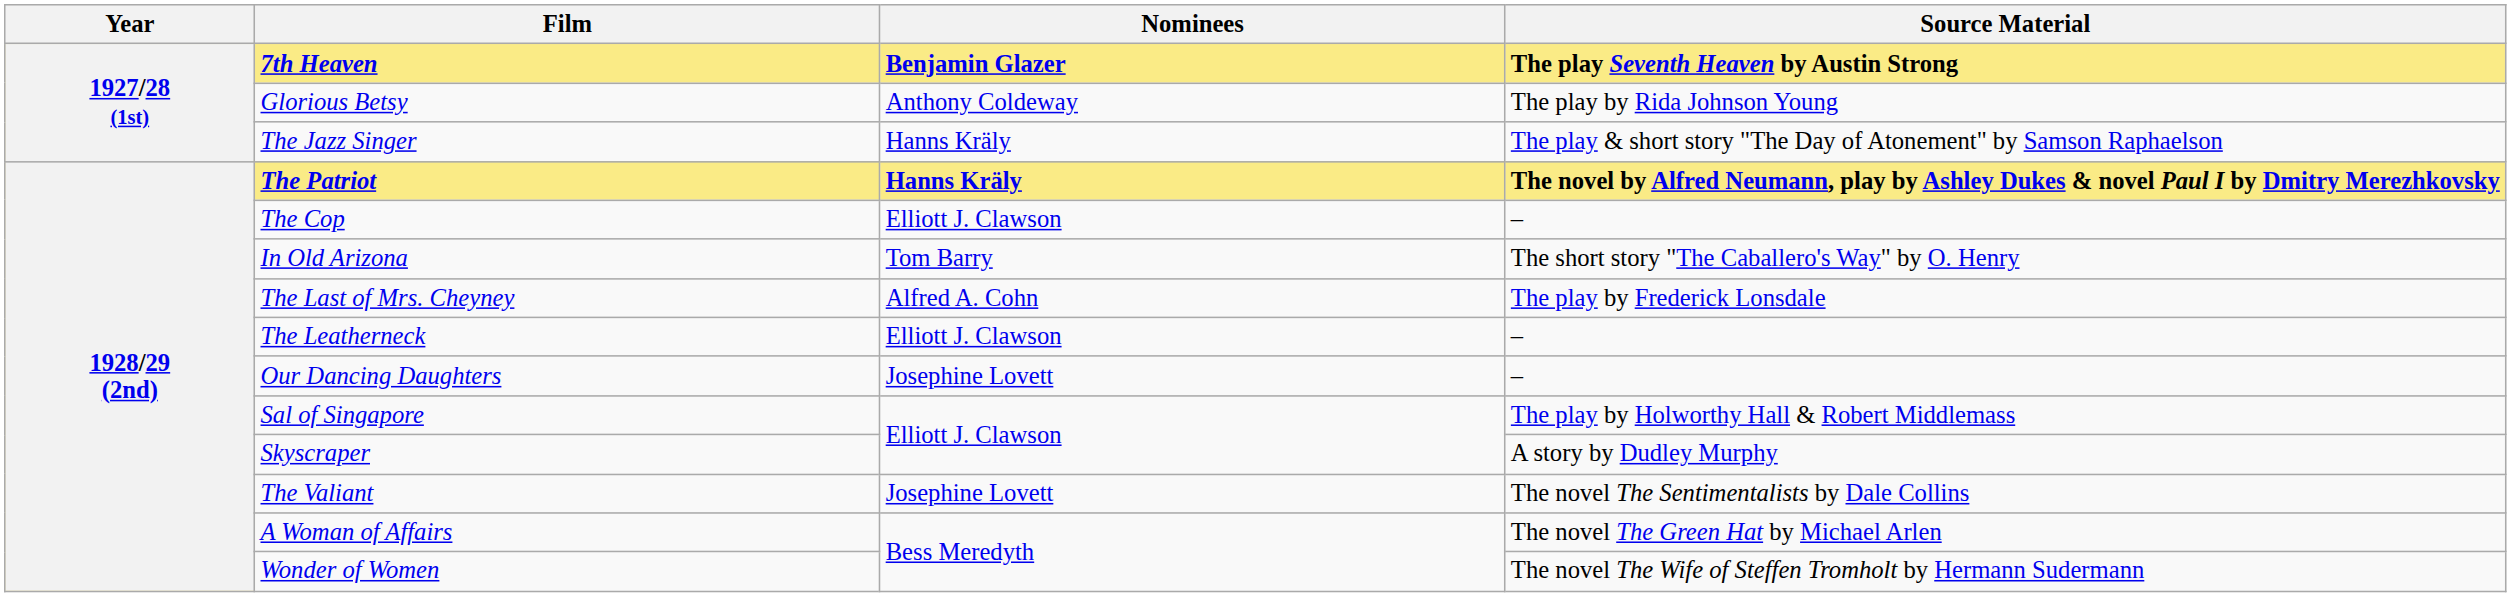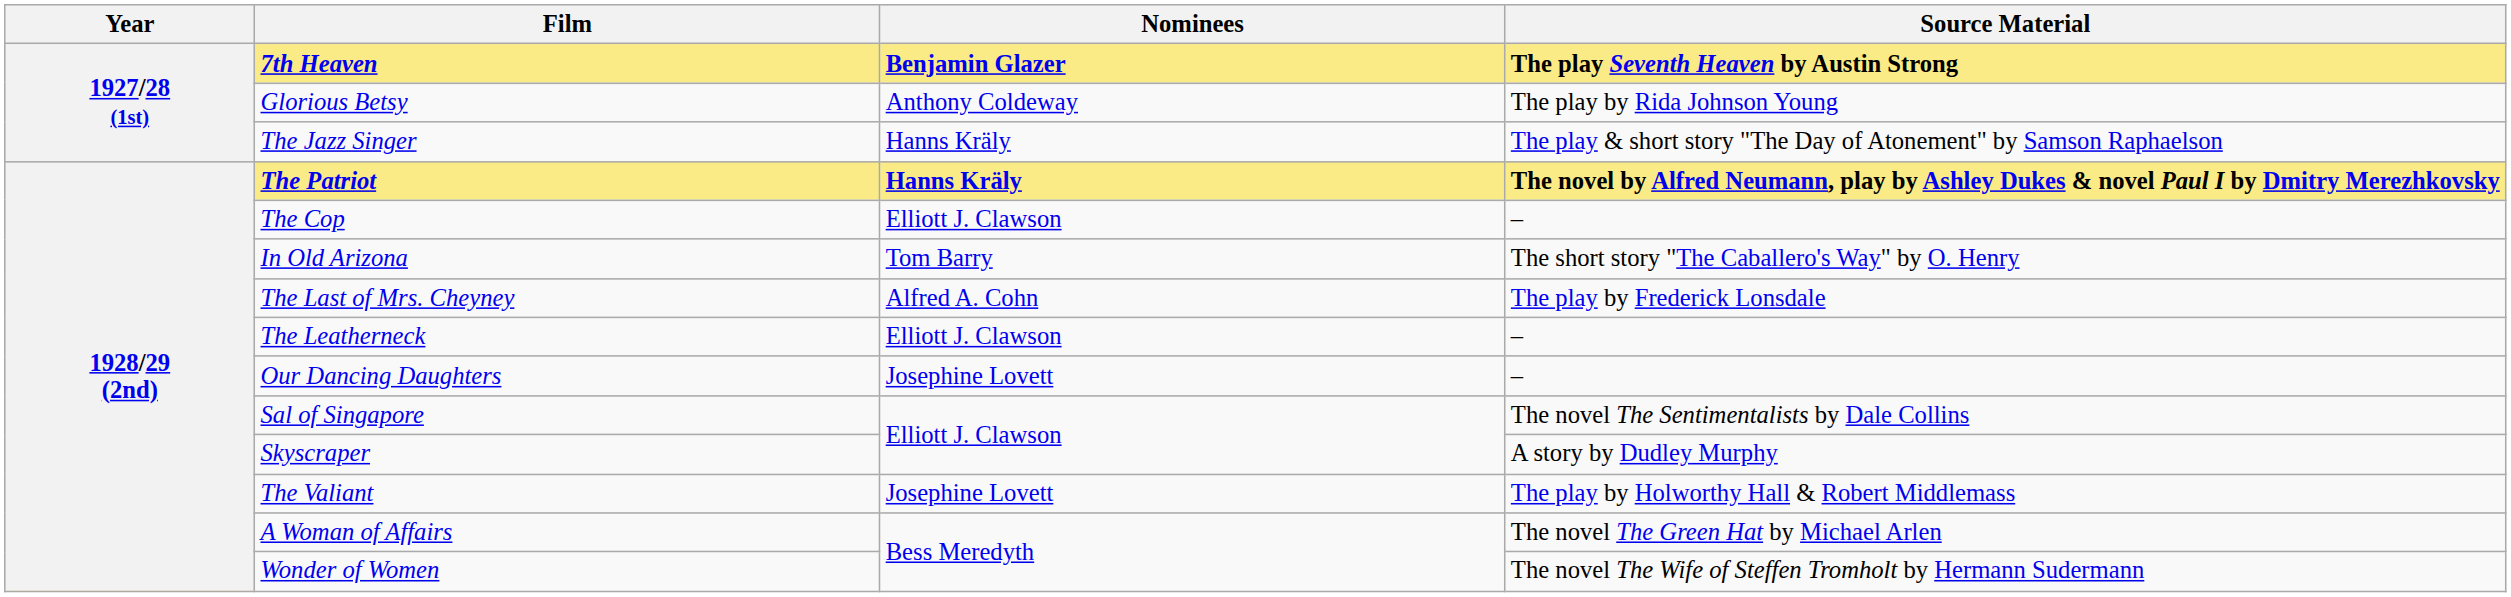(1763, 414) The play by Holworthy Hall & Robert Middlemass -> (1740, 414) The novel The Sentimentalists by Dale Collins
(1740, 492) The novel The Sentimentalists by Dale Collins -> (1763, 492) The play by Holworthy Hall & Robert Middlemass
